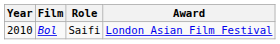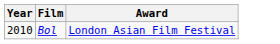- column: (84, 13)
